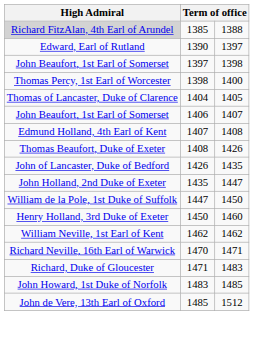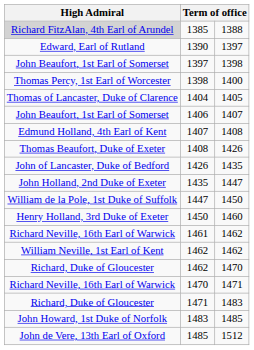+ row: (198, 234)
+ row: (198, 268)
